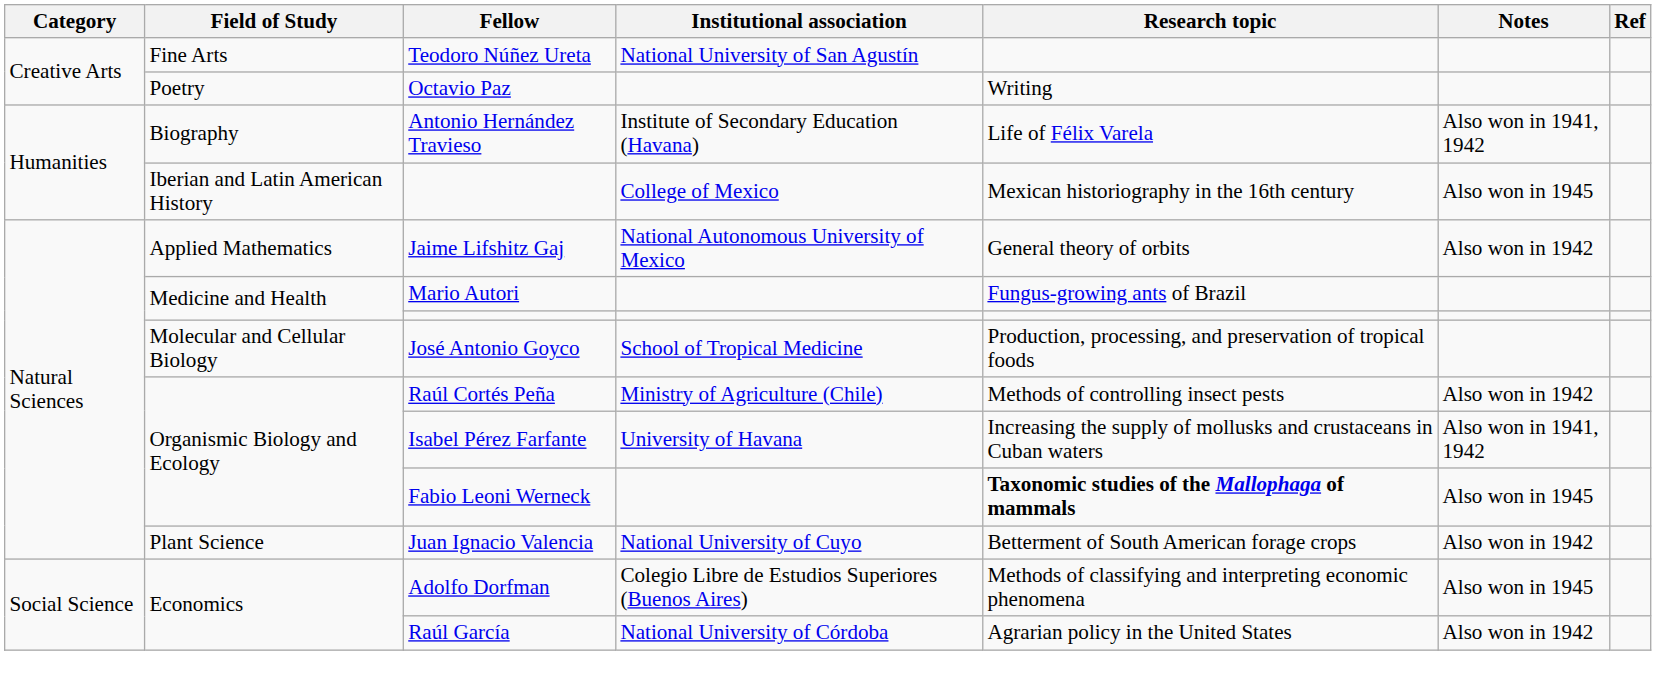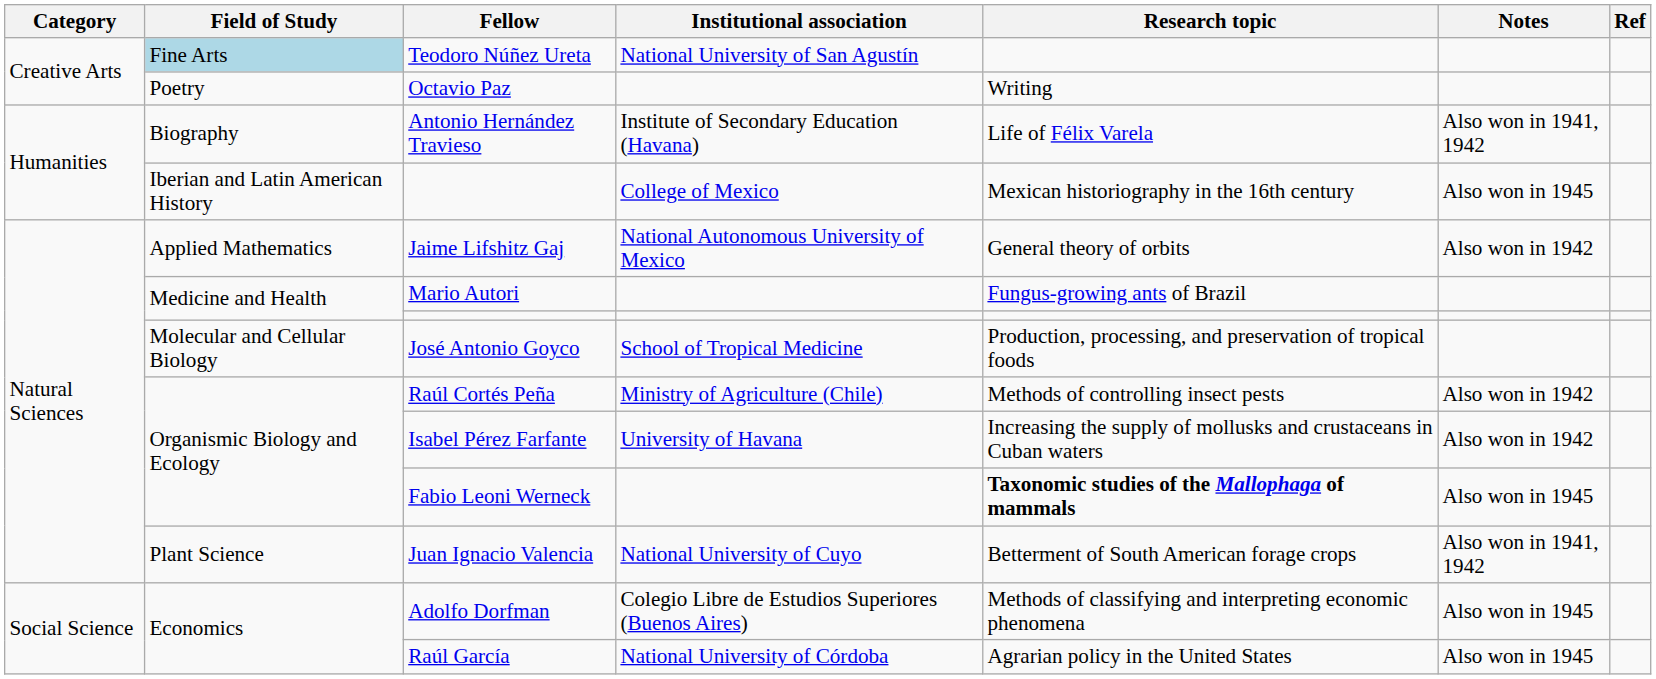(188, 54) no background -> (188, 54) lightblue background
(1521, 439) Also won in 1941, 1942 -> (1518, 439) Also won in 1942
(1518, 541) Also won in 1942 -> (1521, 553) Also won in 1941, 1942
(1518, 632) Also won in 1942 -> (1518, 656) Also won in 1945
